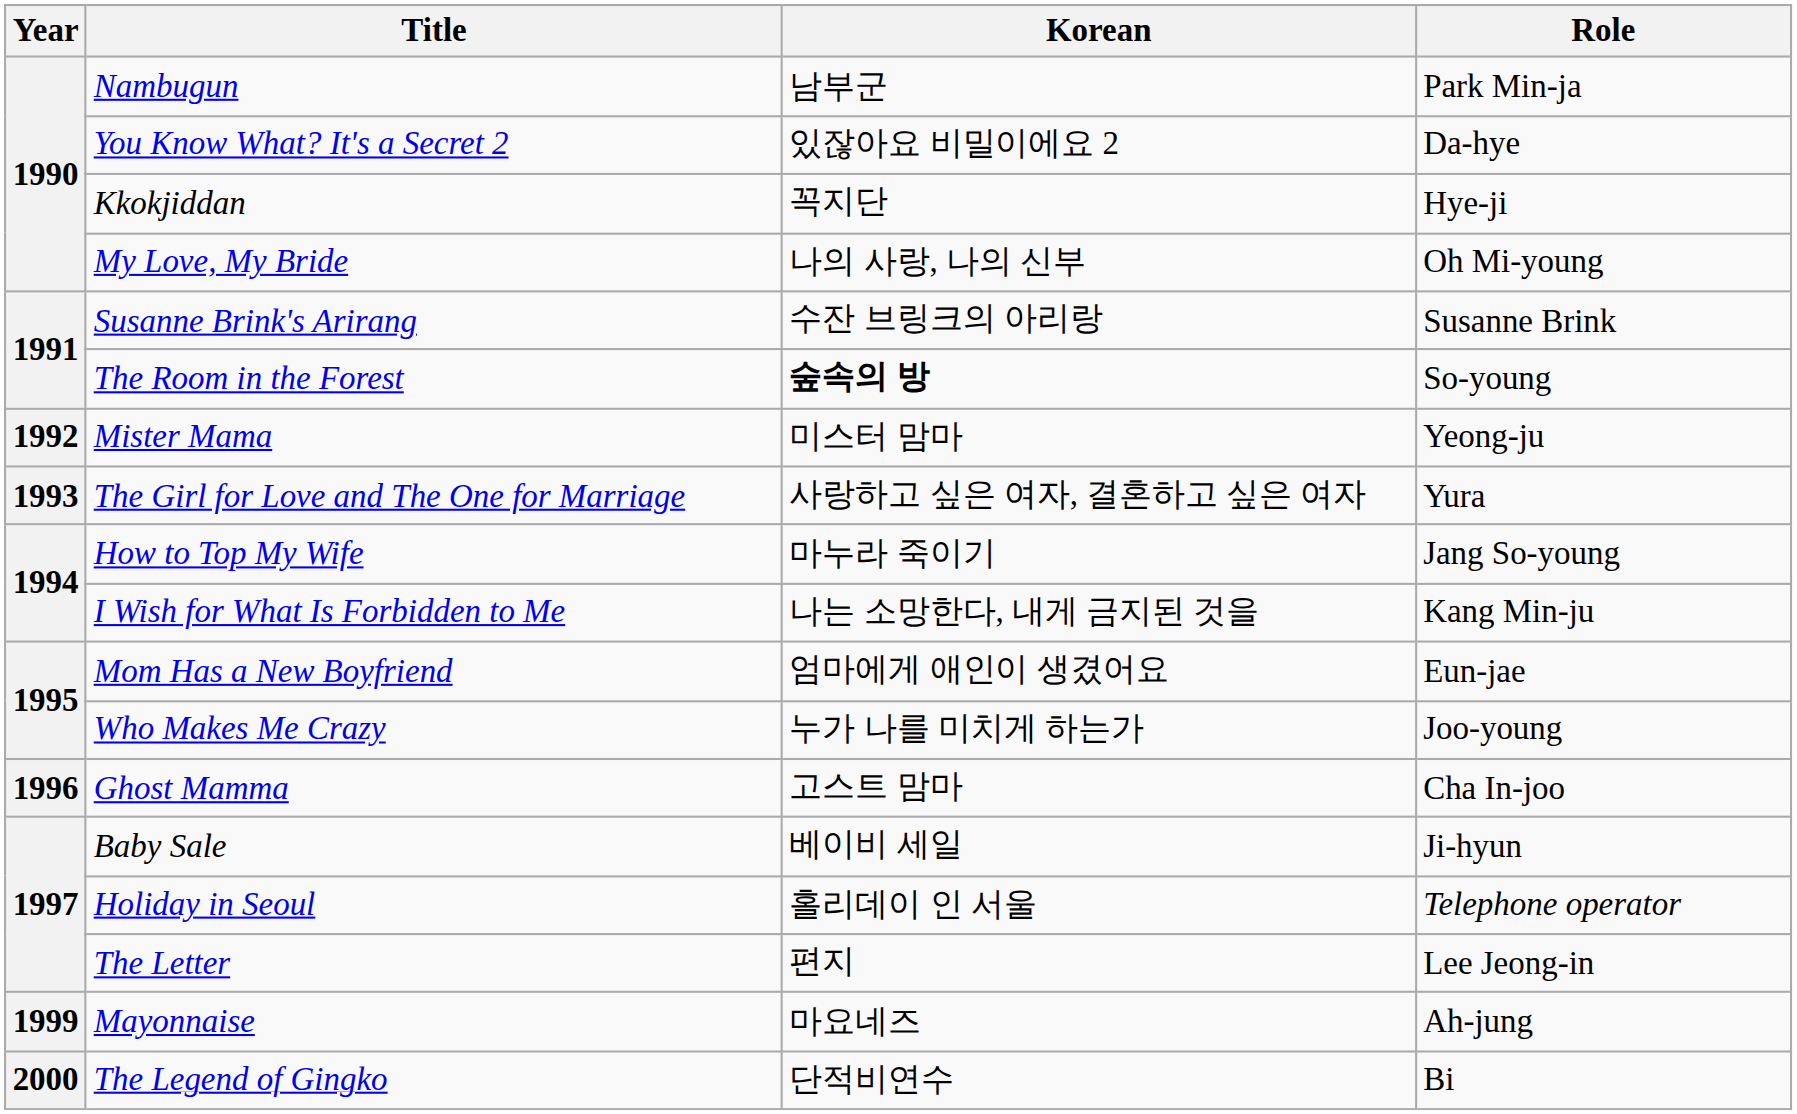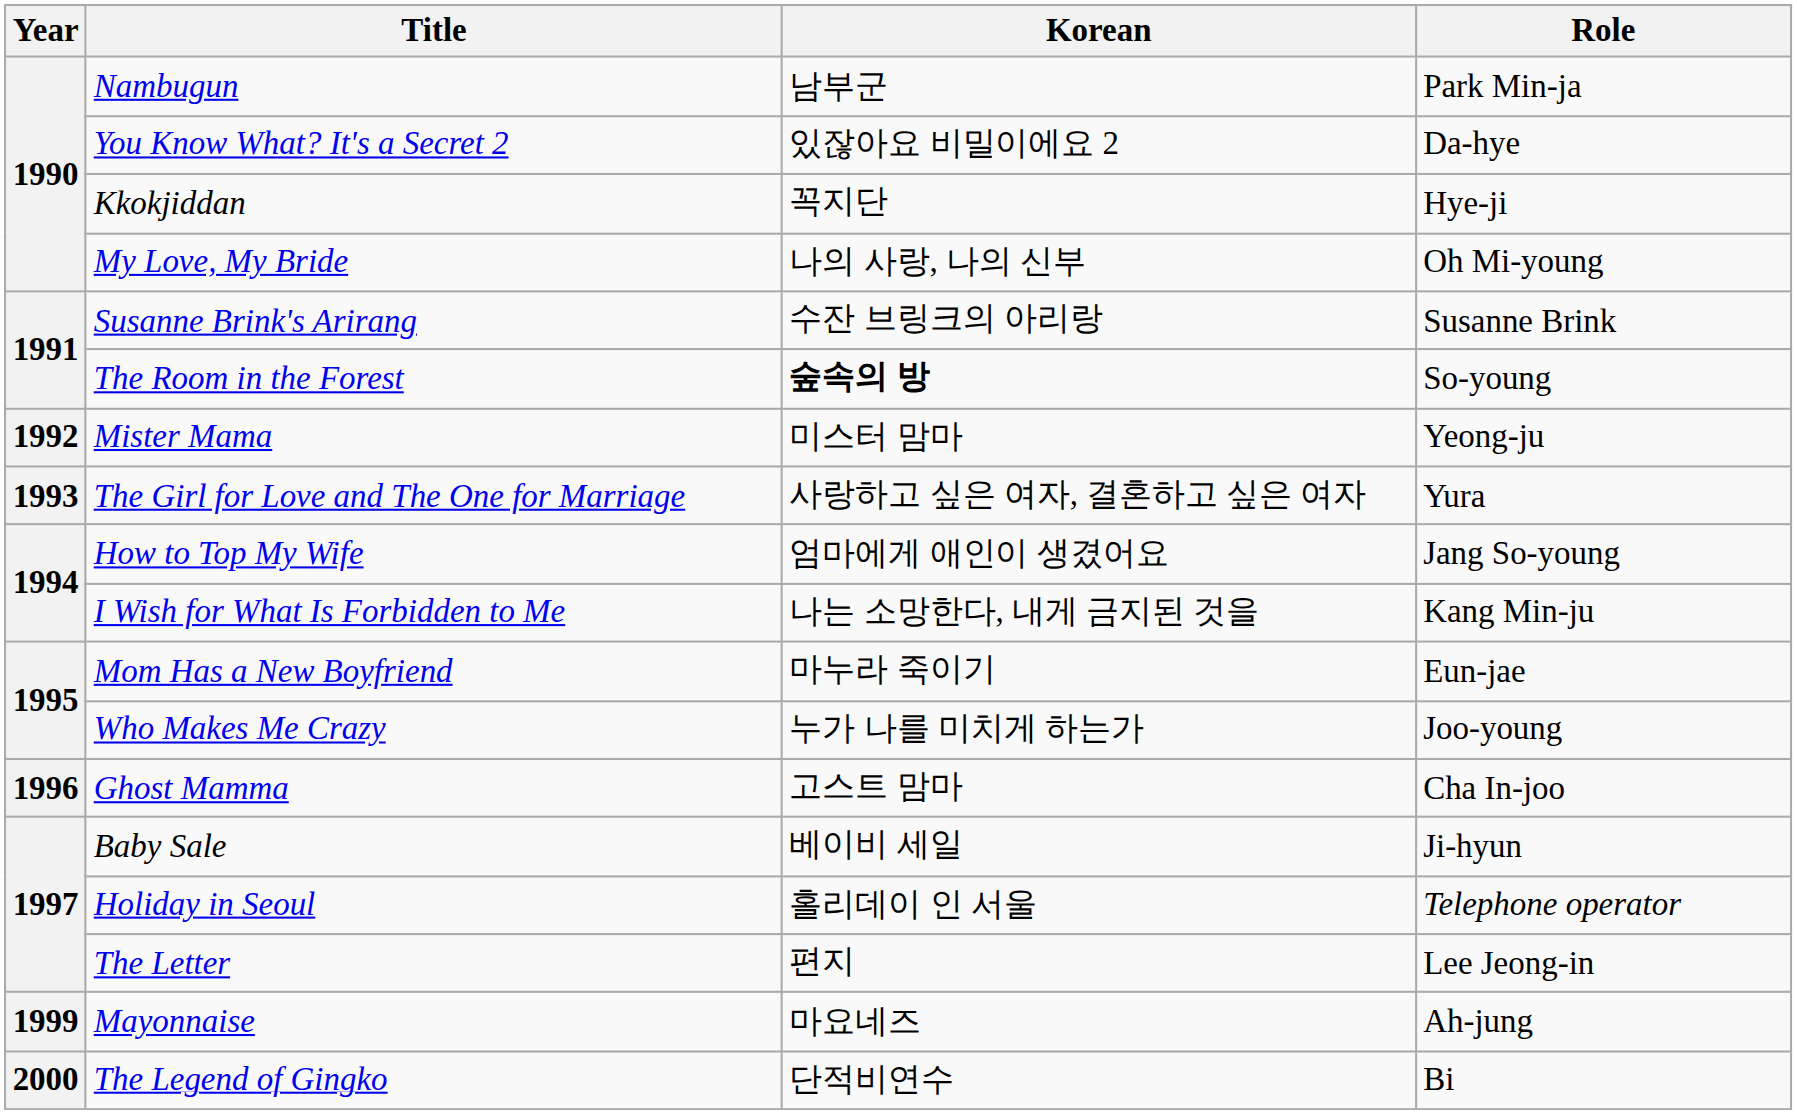(892, 552) 마누라 죽이기 -> (979, 552) 엄마에게 애인이 생겼어요
(979, 669) 엄마에게 애인이 생겼어요 -> (892, 669) 마누라 죽이기
